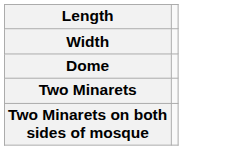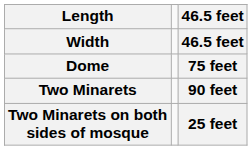+ column: (213, 16)
